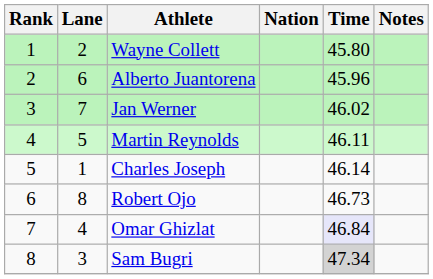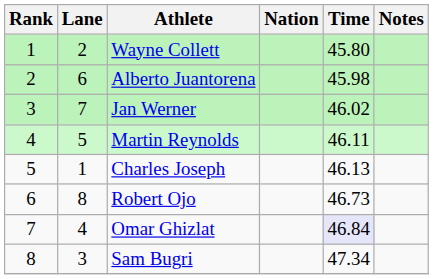(349, 79) 45.96 -> (349, 79) 45.98
(349, 169) 46.14 -> (349, 169) 46.13
(349, 259) lightgrey background -> (349, 259) no background
